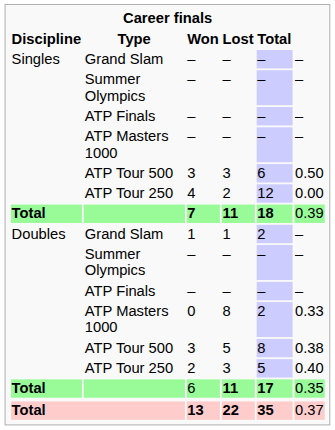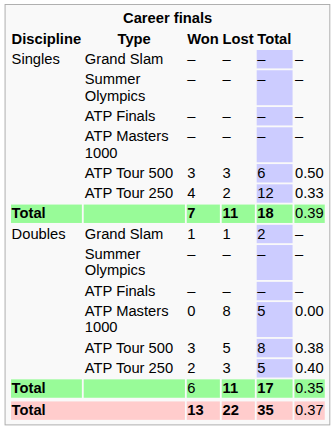(309, 193) 0.00 -> (309, 193) 0.33
(261, 311) 2 -> (261, 311) 5
(309, 311) 0.33 -> (309, 311) 0.00
